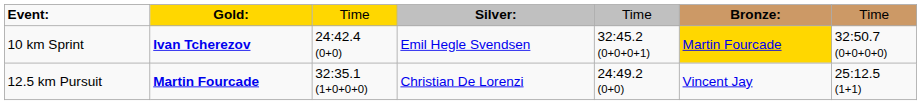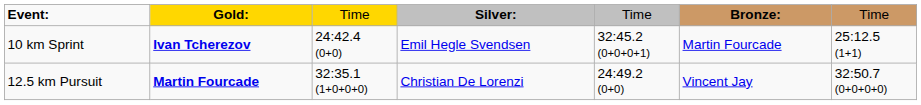(732, 44) gold background -> (732, 44) no background
(861, 44) 32:50.7 (0+0+0+0) -> (857, 44) 25:12.5 (1+1)
(857, 81) 25:12.5 (1+1) -> (861, 81) 32:50.7 (0+0+0+0)
